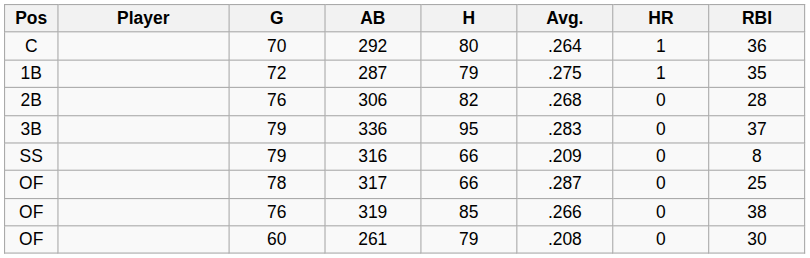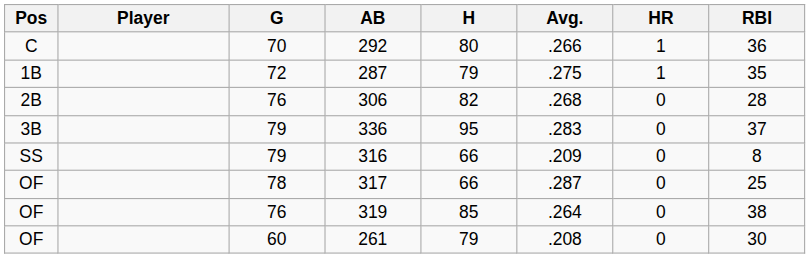(565, 45) .264 -> (565, 45) .266
(565, 211) .266 -> (565, 211) .264
